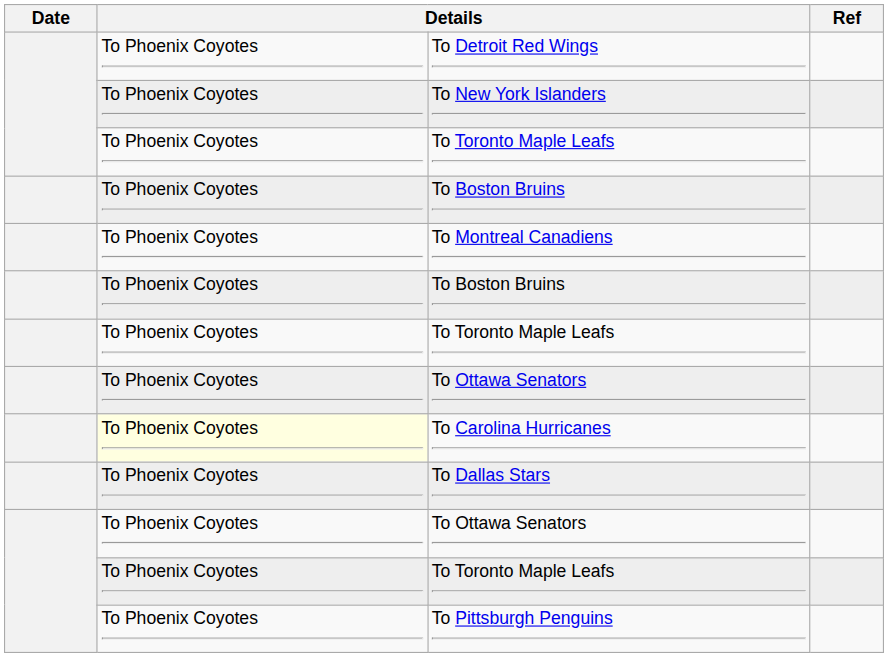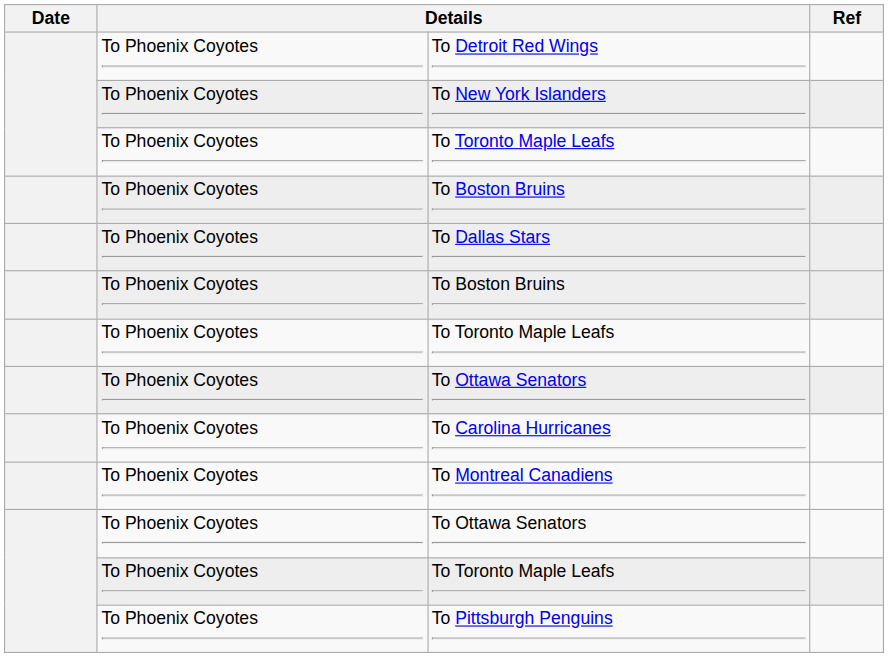rows swapped: (51, 247) <-> (51, 486)
(262, 434) lightyellow background -> (262, 434) no background
